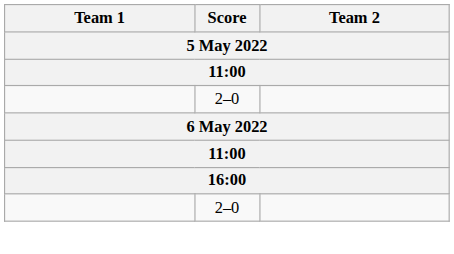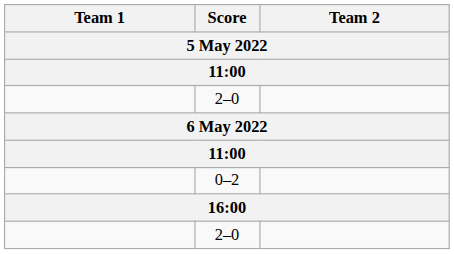+ row: (100, 181)
